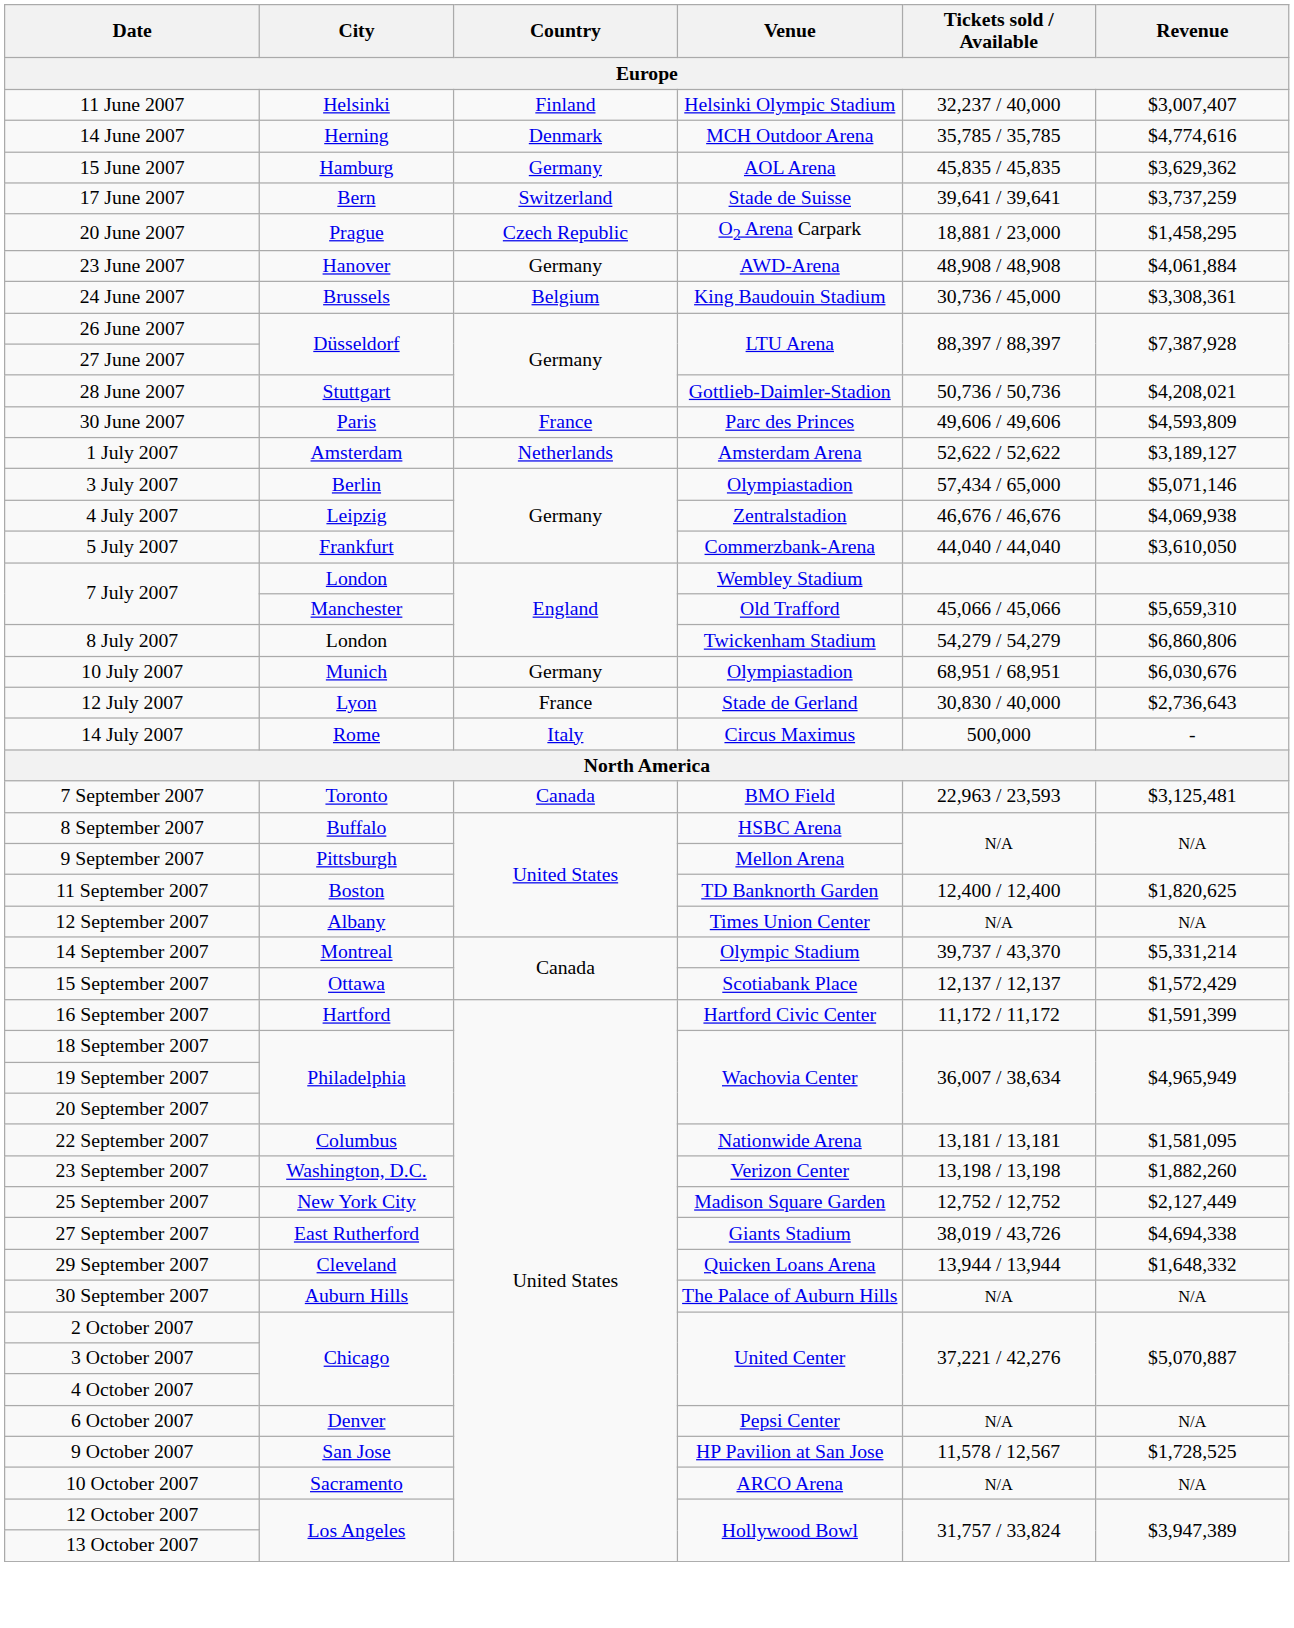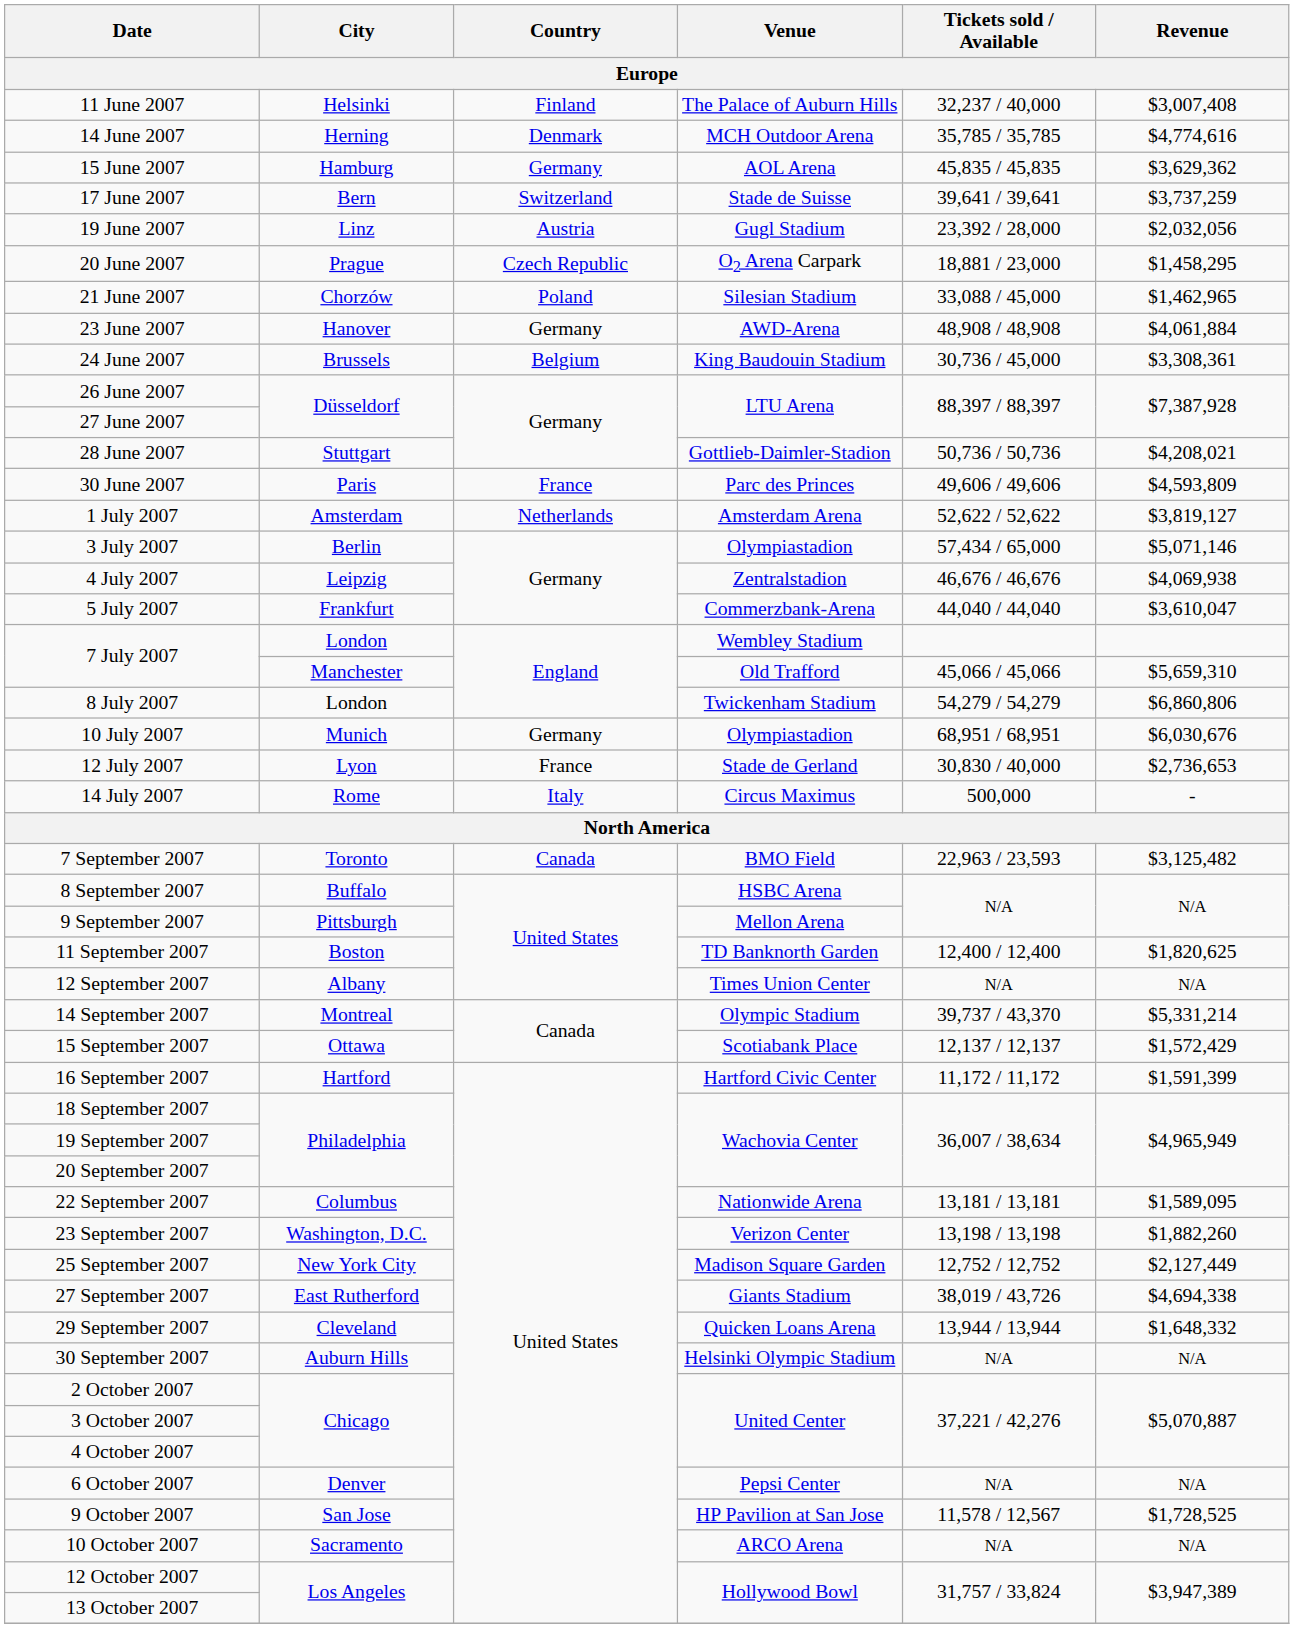(790, 104) Helsinki Olympic Stadium -> (790, 104) The Palace of Auburn Hills
(1192, 104) $3,007,407 -> (1192, 104) $3,007,408
+ row: (132, 229)
+ row: (132, 297)
(1192, 453) $3,189,127 -> (1192, 515) $3,819,127
(1192, 546) $3,610,050 -> (1192, 609) $3,610,047
(1192, 702) $2,736,643 -> (1192, 765) $2,736,653
(1192, 796) $3,125,481 -> (1192, 858) $3,125,482
(1192, 1139) $1,581,095 -> (1192, 1202) $1,589,095
(790, 1295) The Palace of Auburn Hills -> (790, 1358) Helsinki Olympic Stadium
